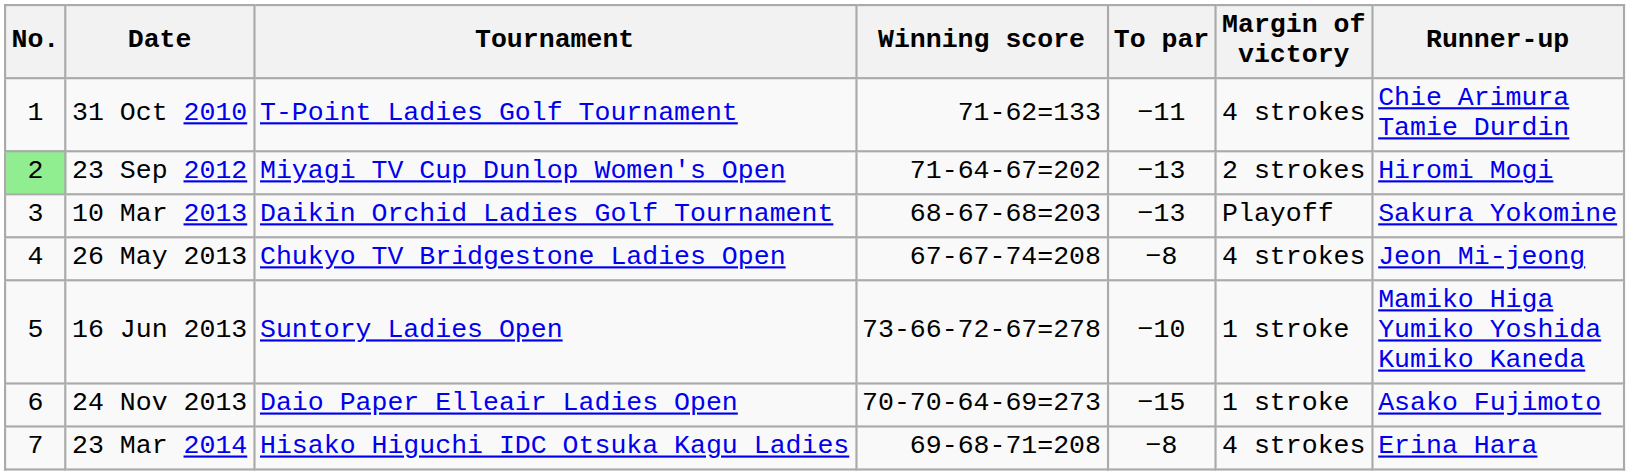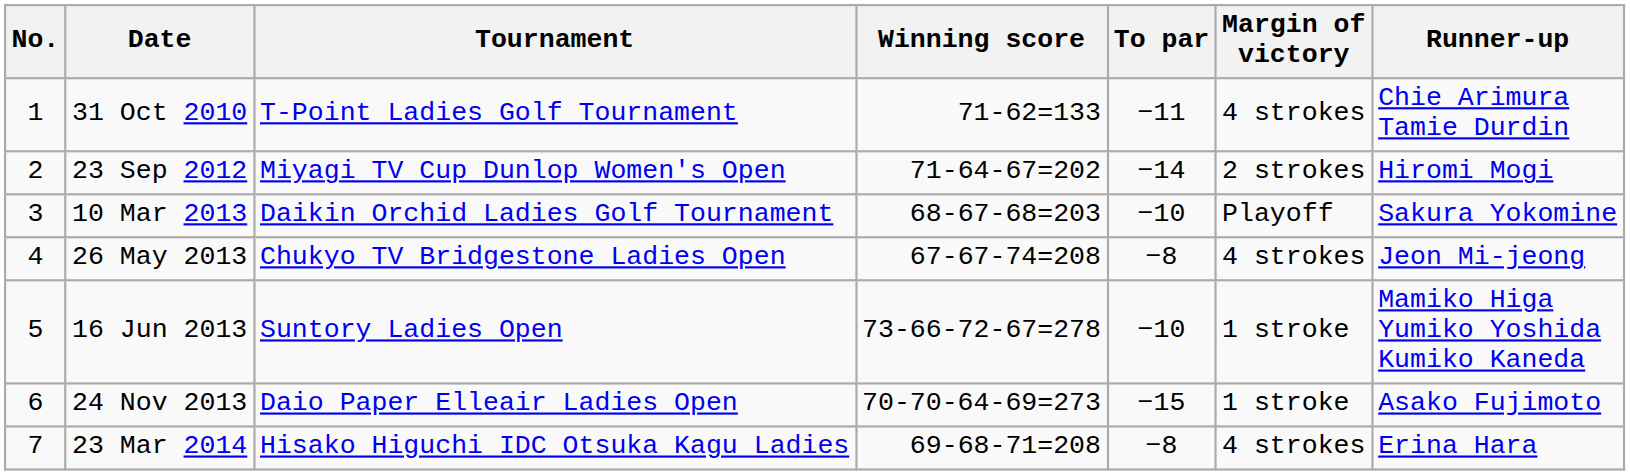(35, 173) lightgreen background -> (35, 173) no background
(1162, 173) −13 -> (1162, 173) −14
(1162, 216) −13 -> (1162, 216) −10
